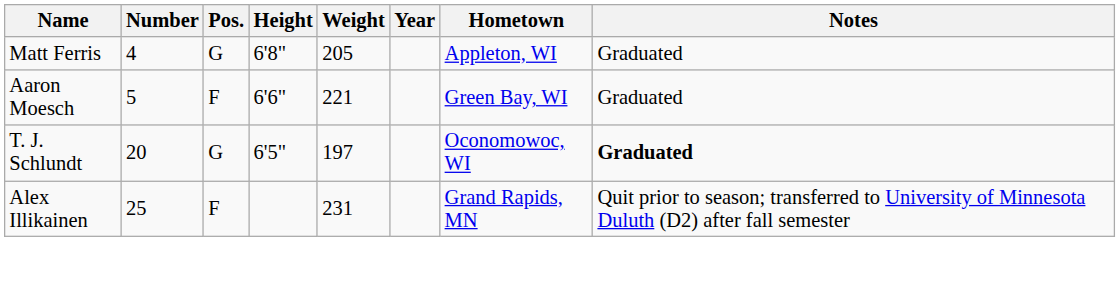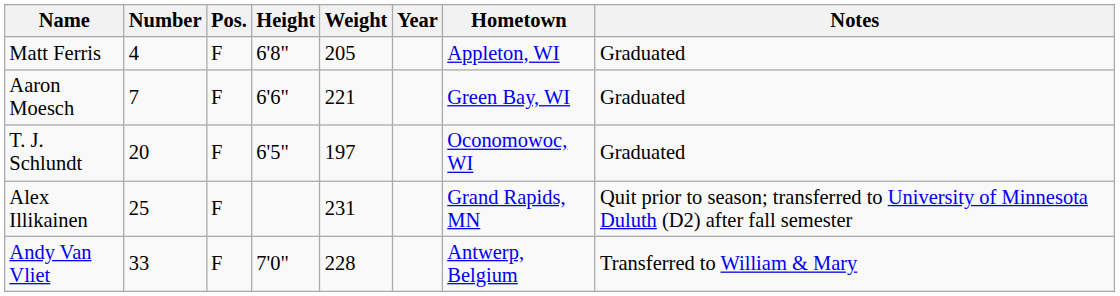(216, 53) G -> (217, 53) F
(131, 97) 5 -> (134, 97) 7
(216, 152) G -> (217, 152) F
(645, 152) bold -> (643, 152) normal
+ row: (50, 263)
